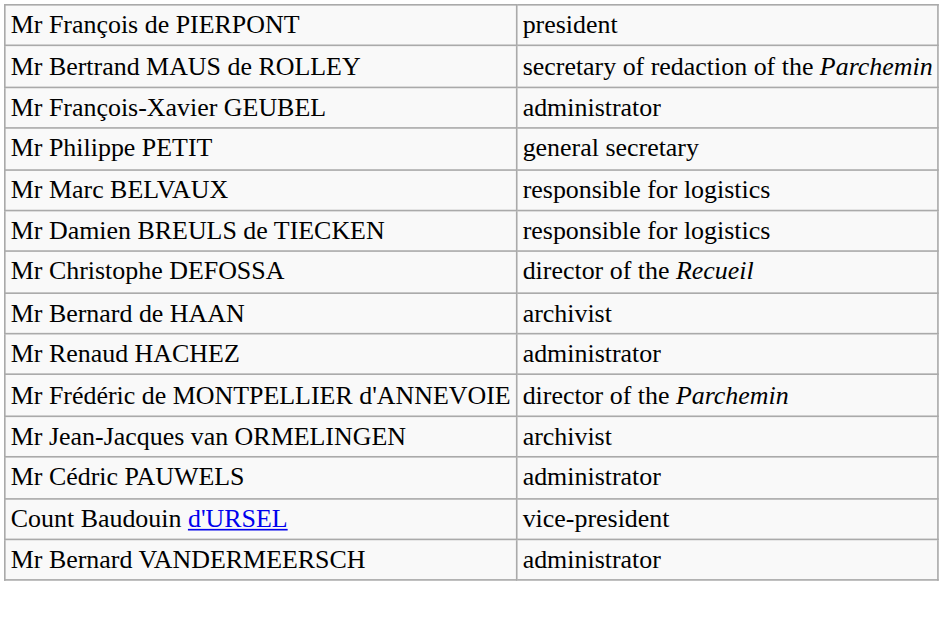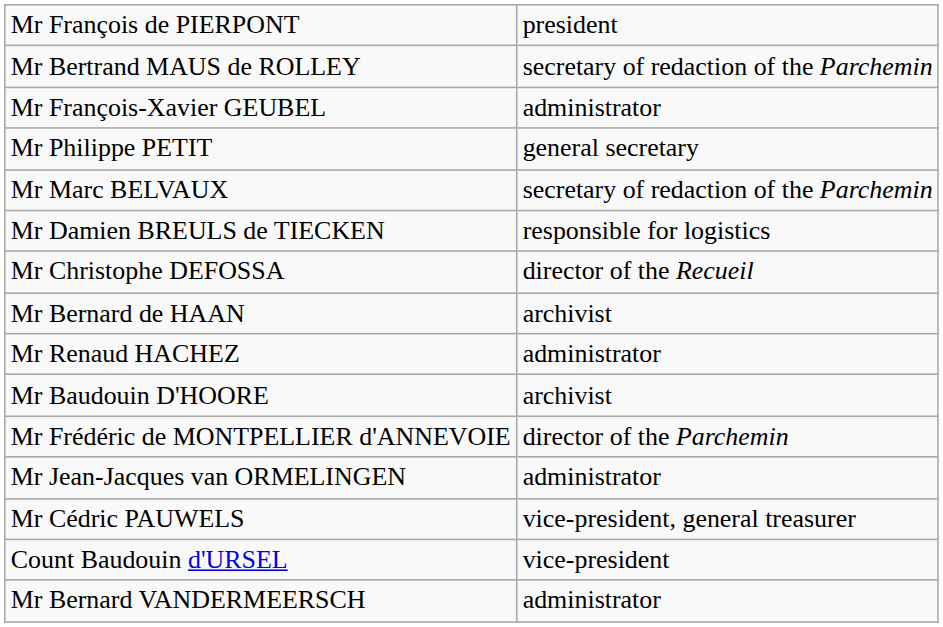(646, 189) responsible for logistics -> (728, 189) secretary of redaction of the Parchemin
+ row: (140, 395)
(567, 436) archivist -> (592, 477) administrator
(592, 477) administrator -> (689, 518) vice-president, general treasurer
